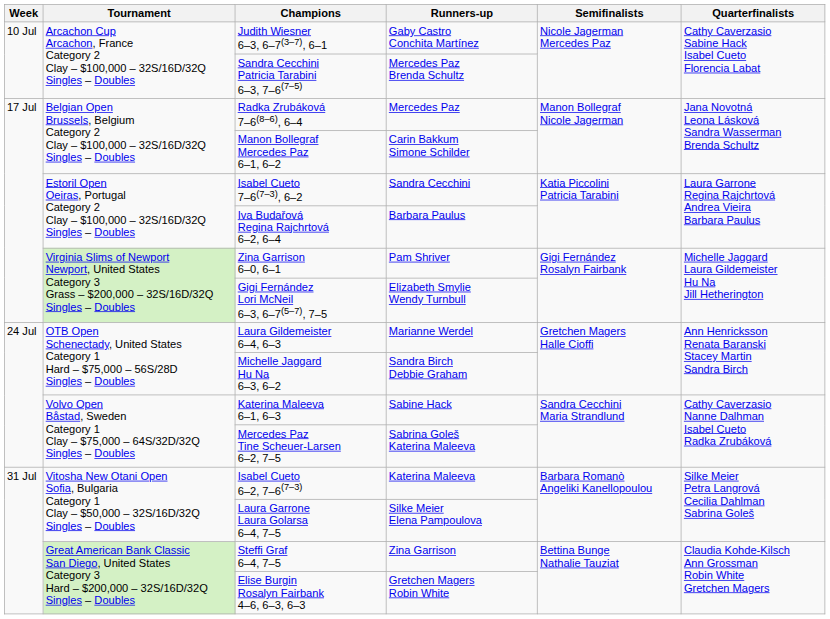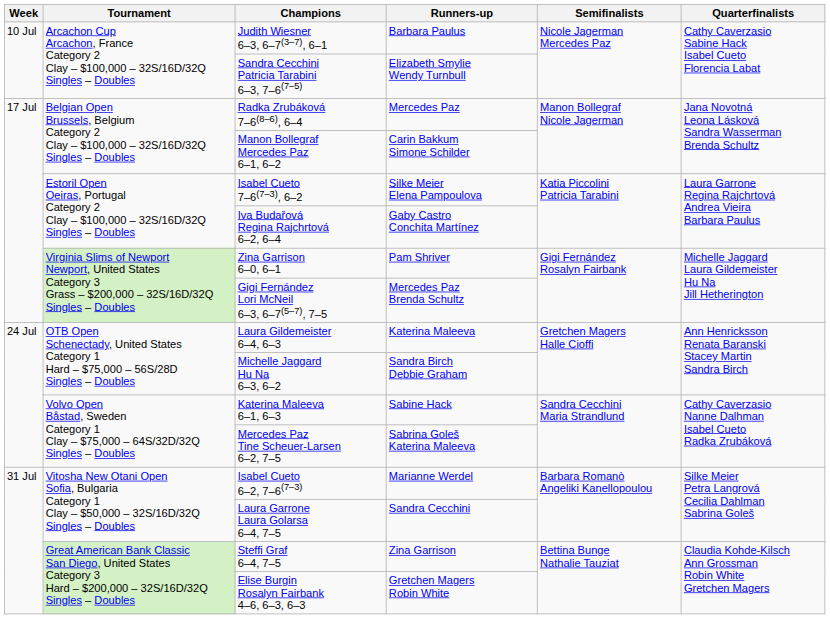(434, 37) Gaby Castro Conchita Martínez -> (427, 31) Barbara Paulus
(426, 69) Mercedes Paz Brenda Schultz -> (430, 69) Elizabeth Smylie Wendy Turnbull
(430, 182) Sandra Cecchini -> (435, 189) Silke Meier Elena Pampoulova
(427, 215) Barbara Paulus -> (434, 221) Gaby Castro Conchita Martínez
(430, 293) Elizabeth Smylie Wendy Turnbull -> (426, 293) Mercedes Paz Brenda Schultz
(431, 332) Marianne Werdel -> (432, 332) Katerina Maleeva
(432, 476) Katerina Maleeva -> (431, 476) Marianne Werdel
(435, 515) Silke Meier Elena Pampoulova -> (430, 508) Sandra Cecchini
